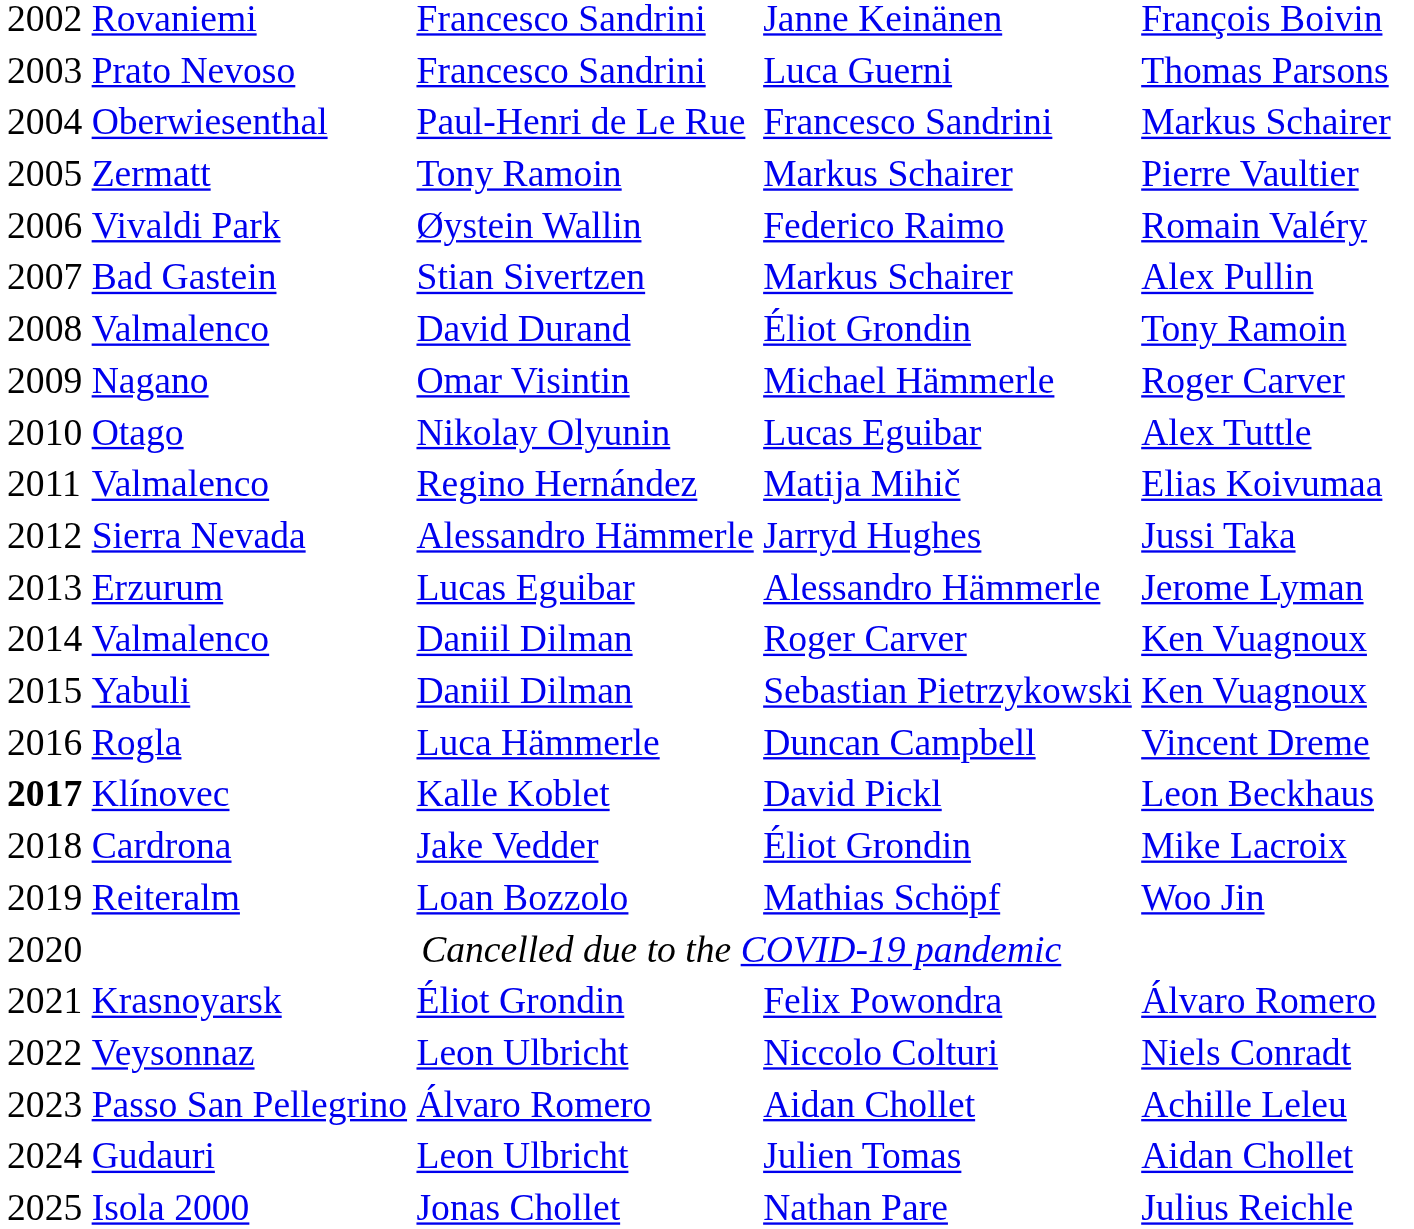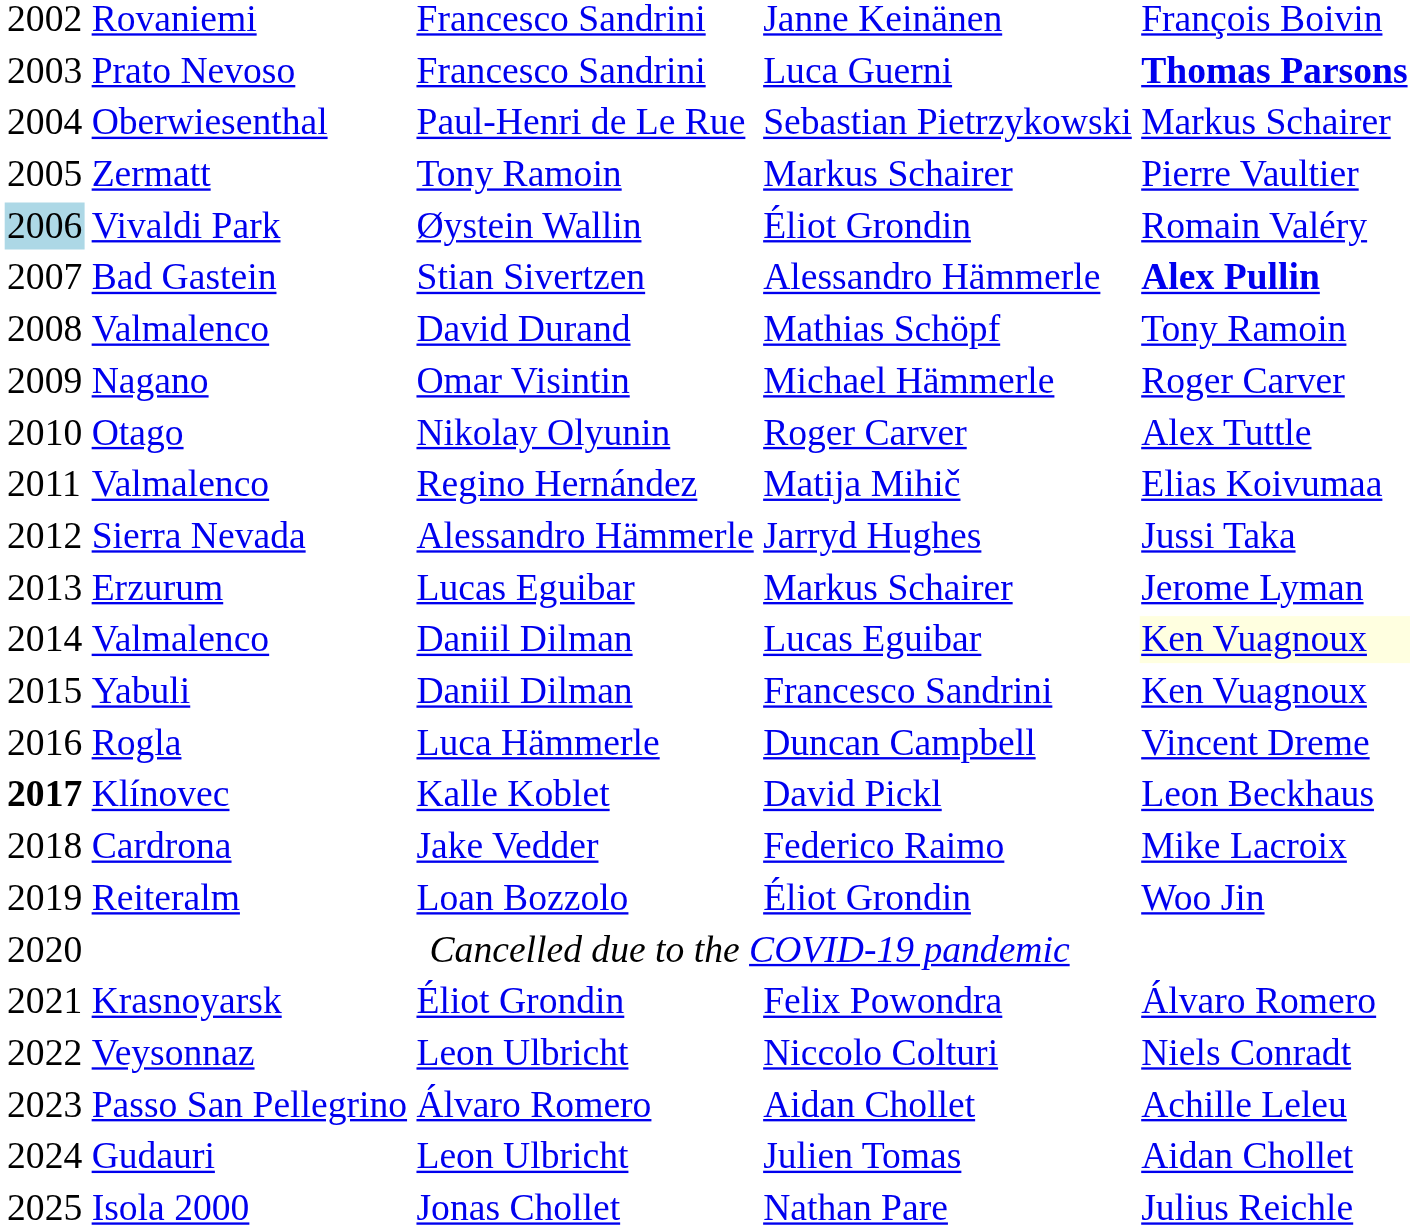(1265, 70) normal -> (1274, 70) bold
(908, 121) Francesco Sandrini -> (947, 121) Sebastian Pietrzykowski
(45, 225) no background -> (45, 225) lightblue background
(884, 225) Federico Raimo -> (867, 225) Éliot Grondin
(888, 277) Markus Schairer -> (932, 277) Alessandro Hämmerle
(1227, 277) normal -> (1231, 277) bold
(867, 328) Éliot Grondin -> (882, 328) Mathias Schöpf
(872, 432) Lucas Eguibar -> (865, 432) Roger Carver
(932, 587) Alessandro Hämmerle -> (888, 587) Markus Schairer
(865, 638) Roger Carver -> (872, 638) Lucas Eguibar
(1254, 638) no background -> (1254, 638) lightyellow background
(947, 690) Sebastian Pietrzykowski -> (908, 690) Francesco Sandrini
(867, 845) Éliot Grondin -> (884, 845) Federico Raimo
(882, 897) Mathias Schöpf -> (867, 897) Éliot Grondin
